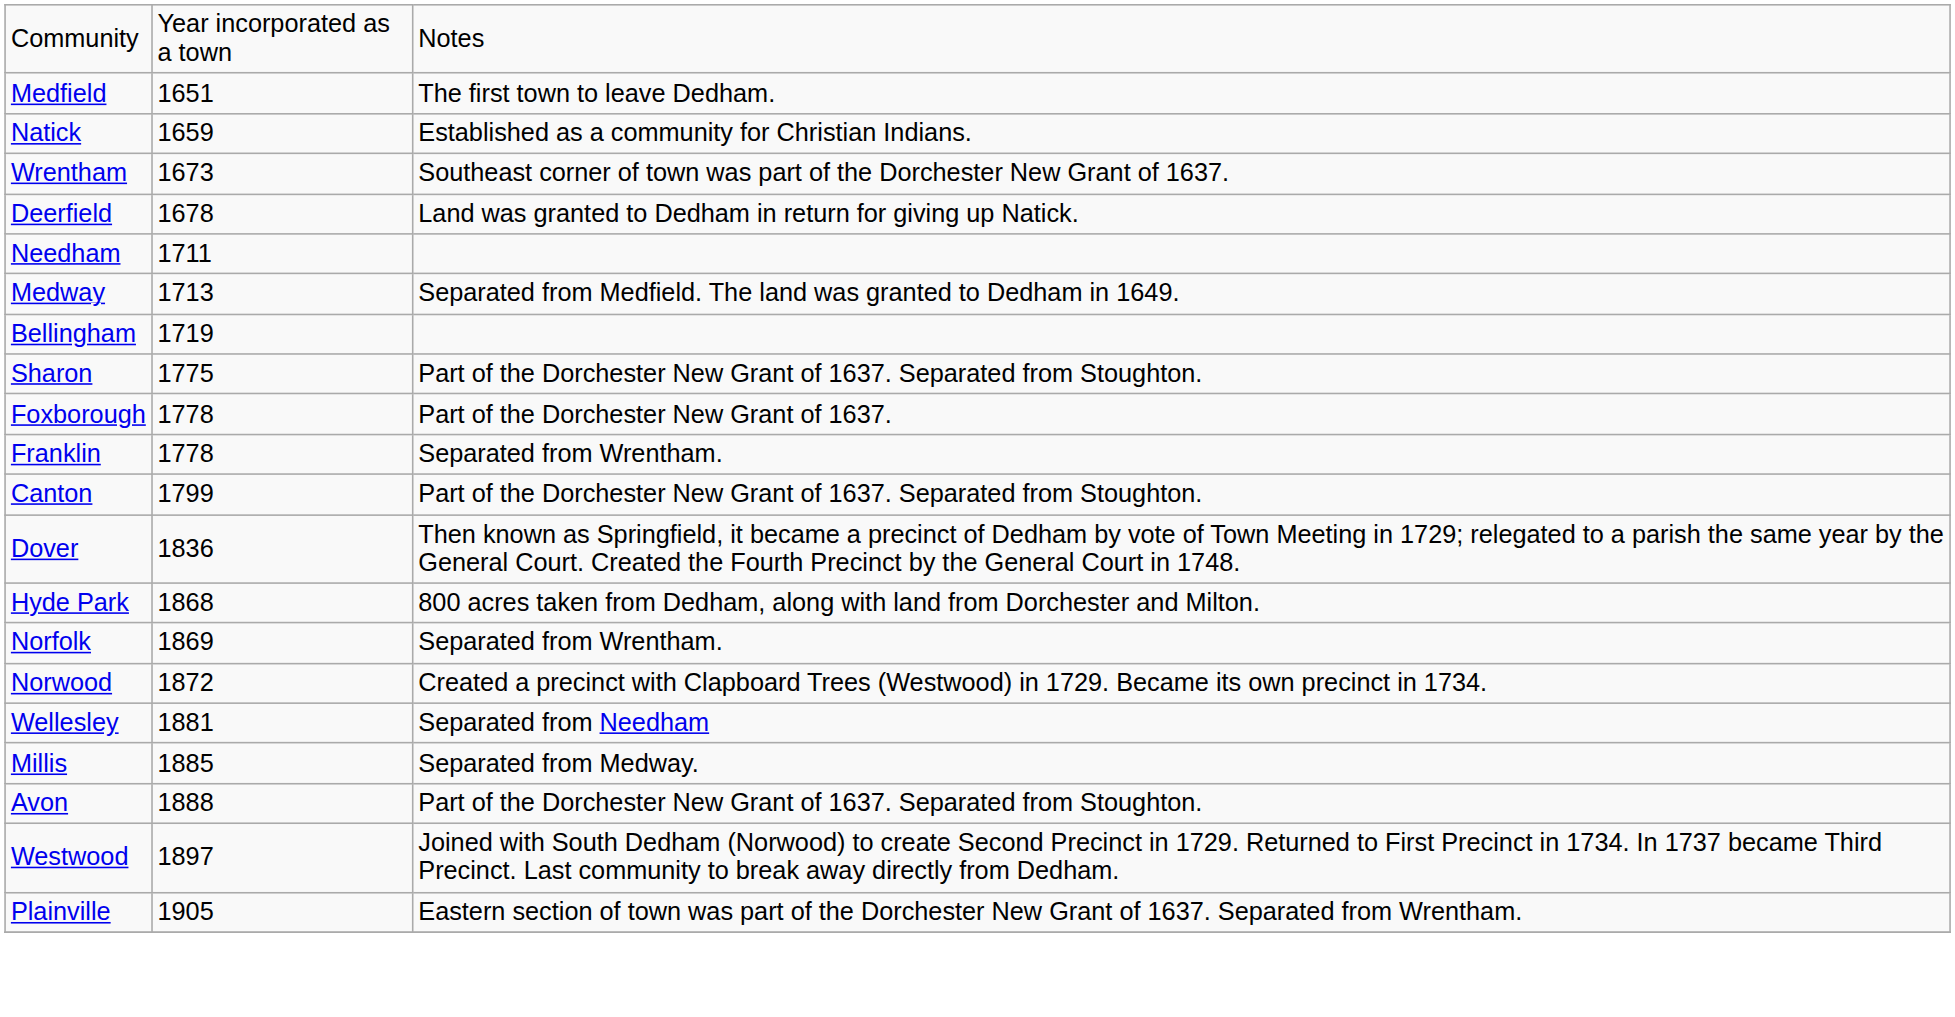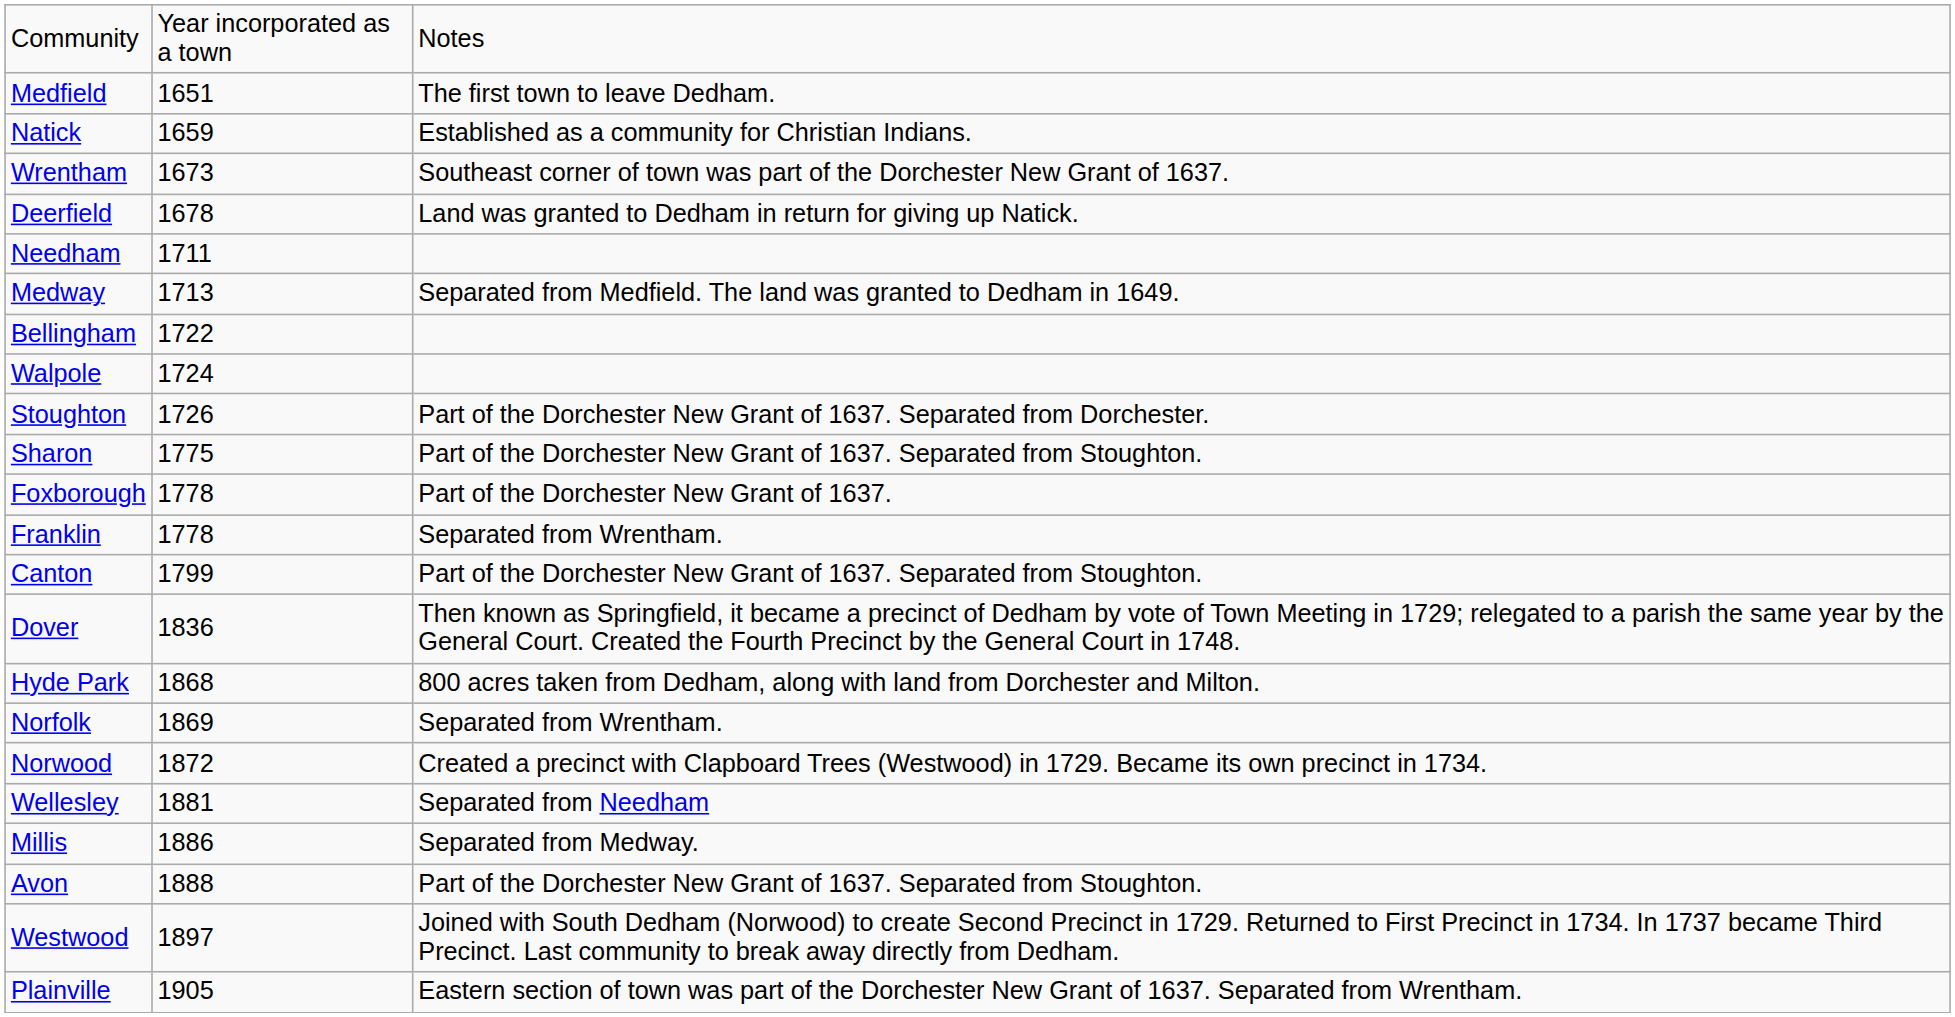(186, 333) 1719 -> (186, 333) 1722
+ row: (56, 373)
+ row: (69, 413)
(186, 762) 1885 -> (186, 843) 1886
